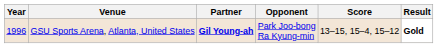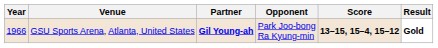(16, 31) 1996 -> (16, 31) 1966
(360, 31) normal -> (360, 31) bold
